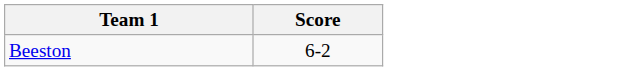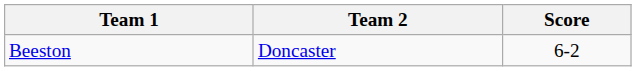+ column: (378, 19)
